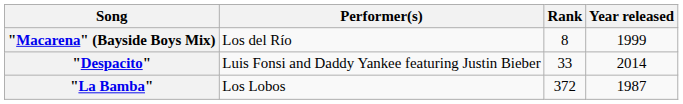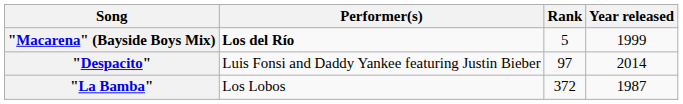(257, 39) normal -> (258, 39) bold
(565, 39) 8 -> (565, 39) 5
(565, 63) 33 -> (565, 63) 97
